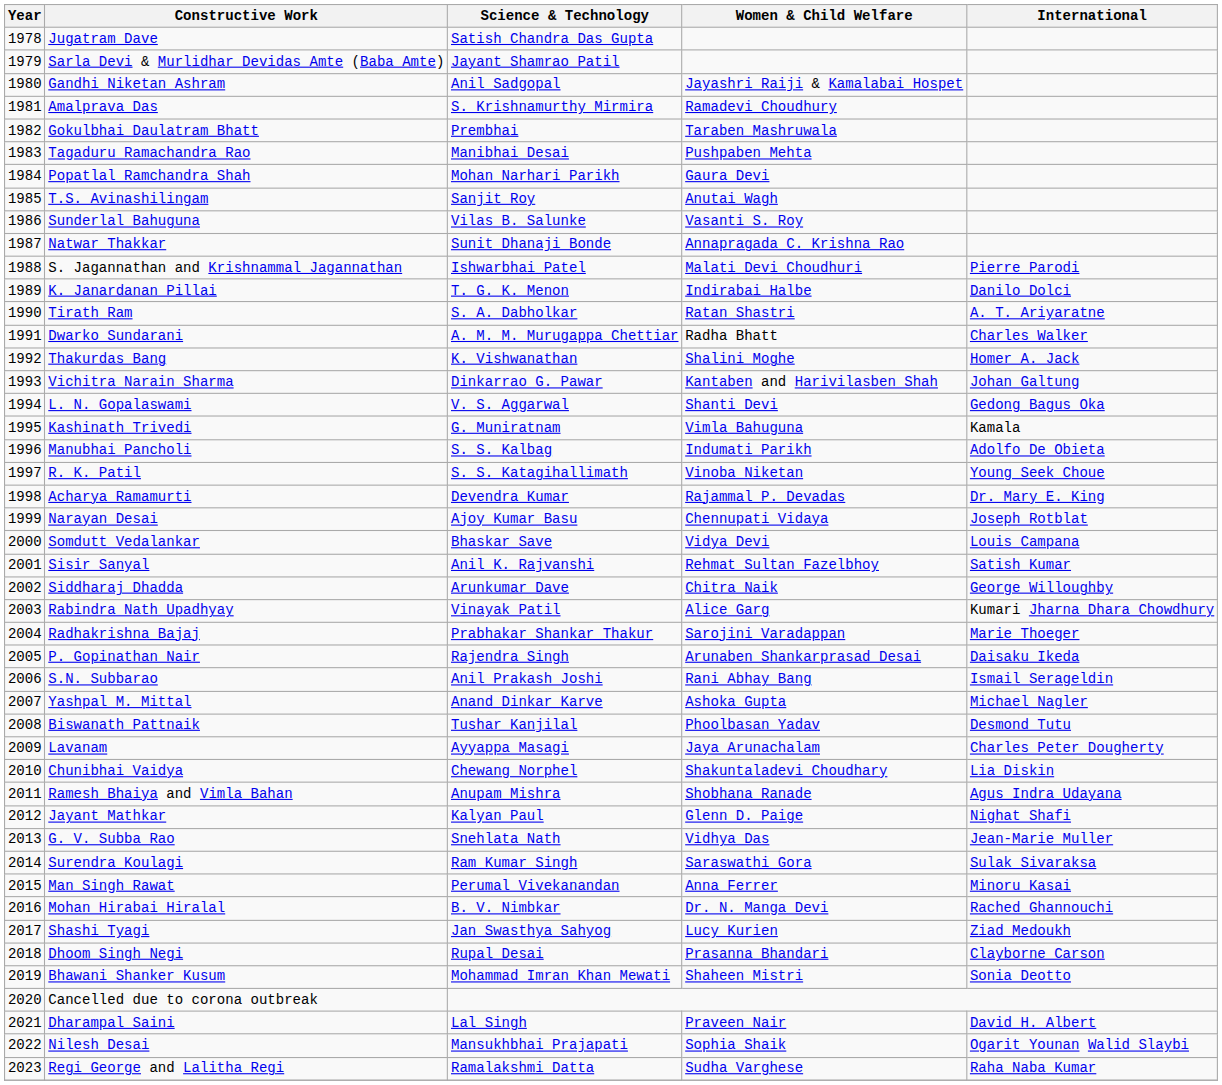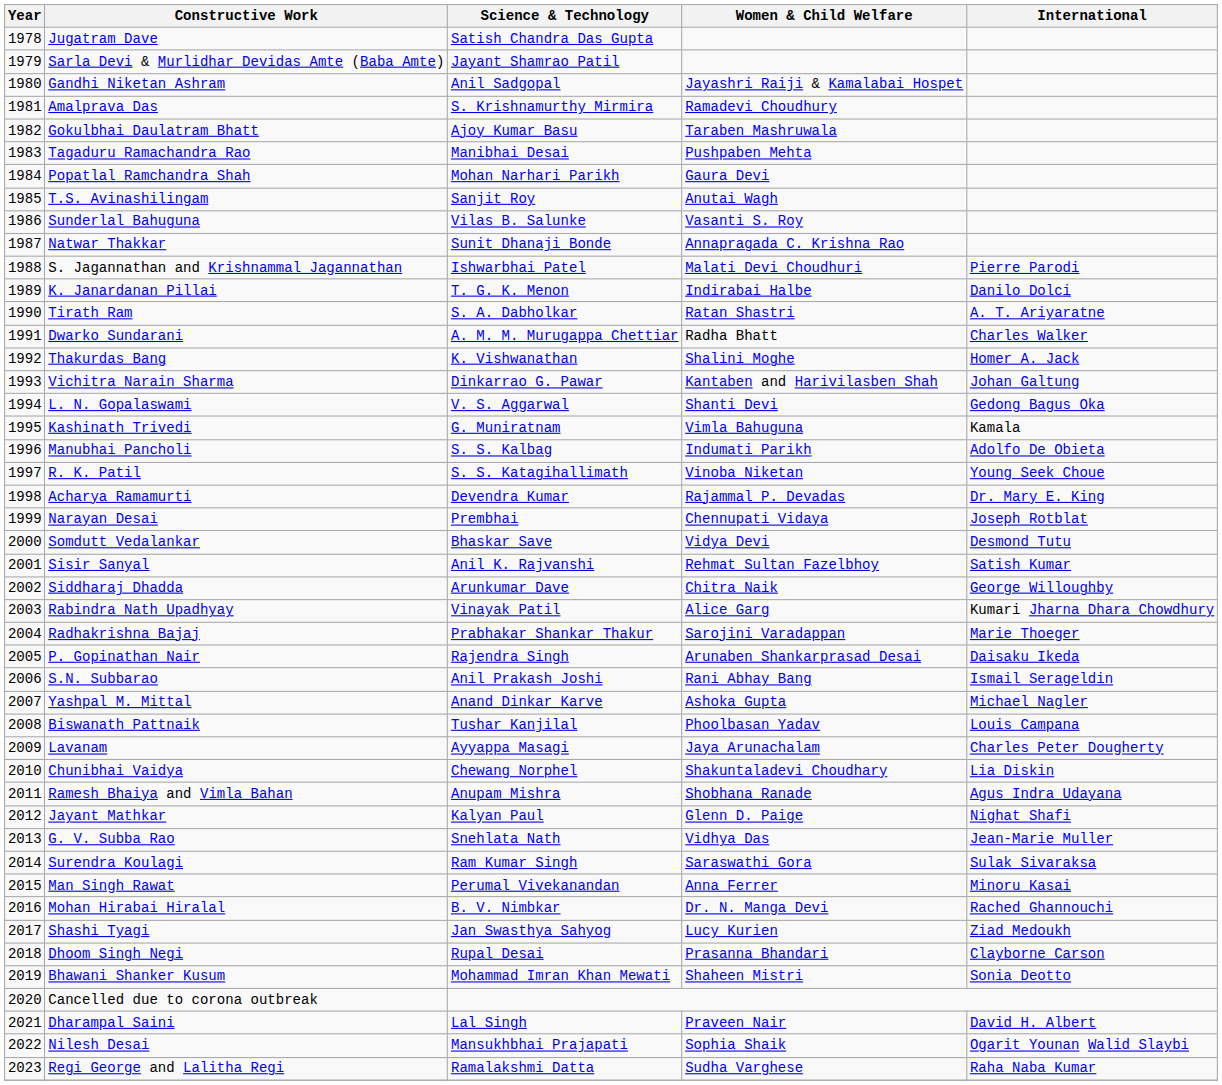(485, 130) Prembhai -> (514, 130) Ajoy Kumar Basu
(514, 519) Ajoy Kumar Basu -> (485, 519) Prembhai
(1025, 542) Louis Campana -> (1020, 542) Desmond Tutu
(1020, 725) Desmond Tutu -> (1025, 725) Louis Campana
